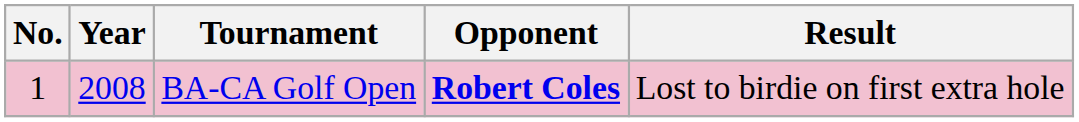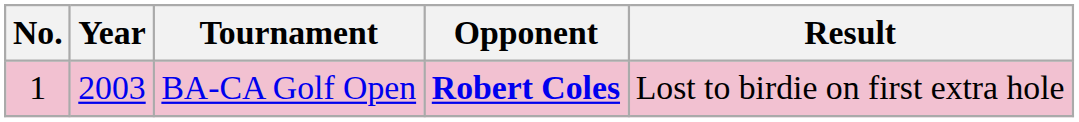(112, 88) 2008 -> (112, 88) 2003
